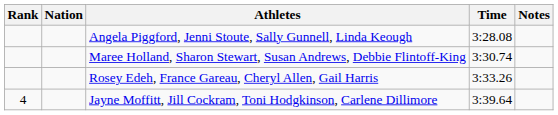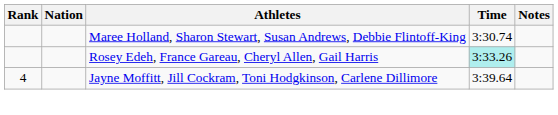- row: (251, 36)
(492, 78) no background -> (492, 57) paleturquoise background
